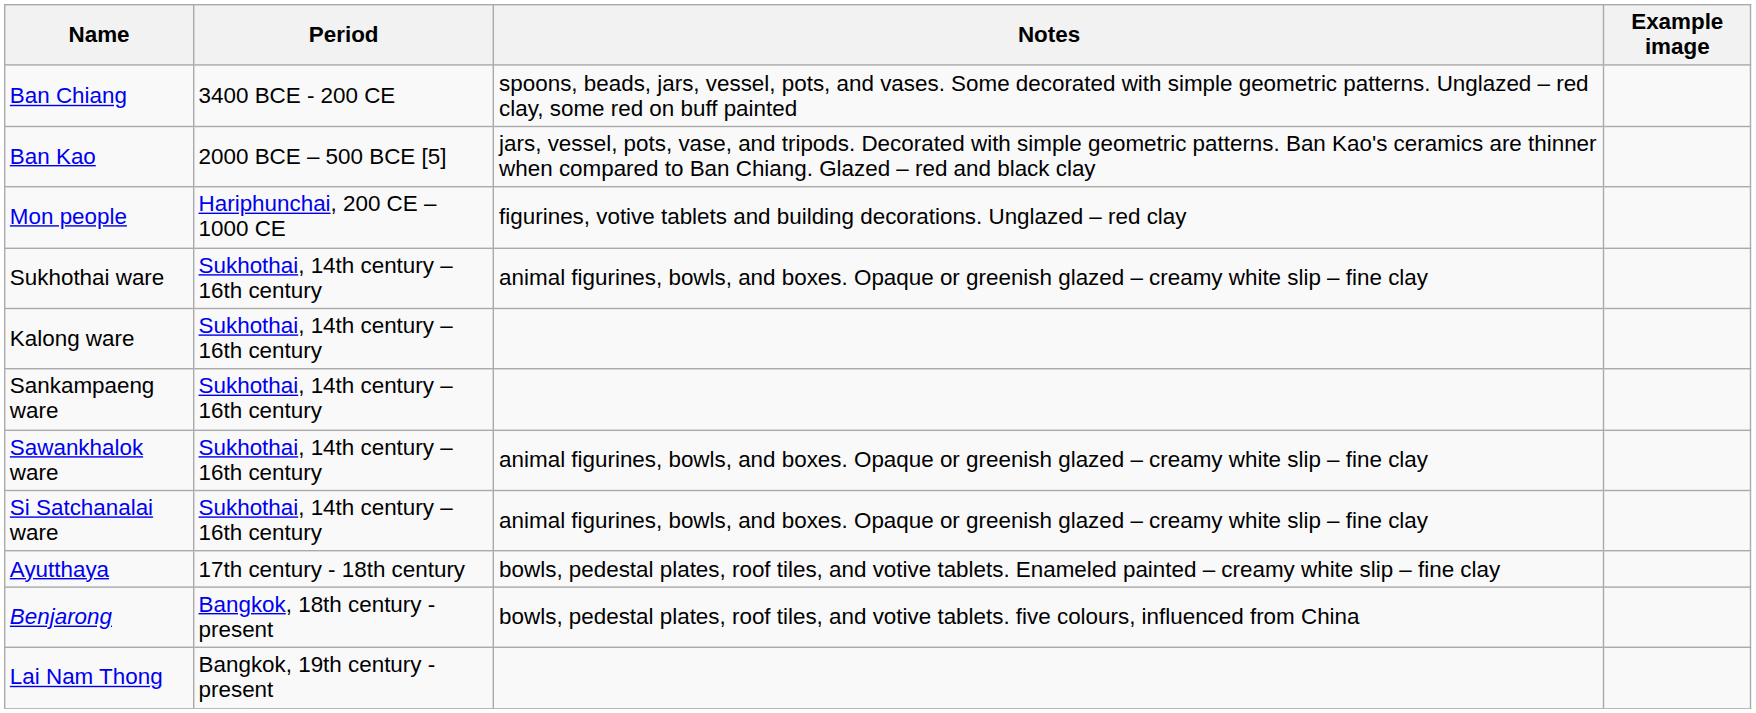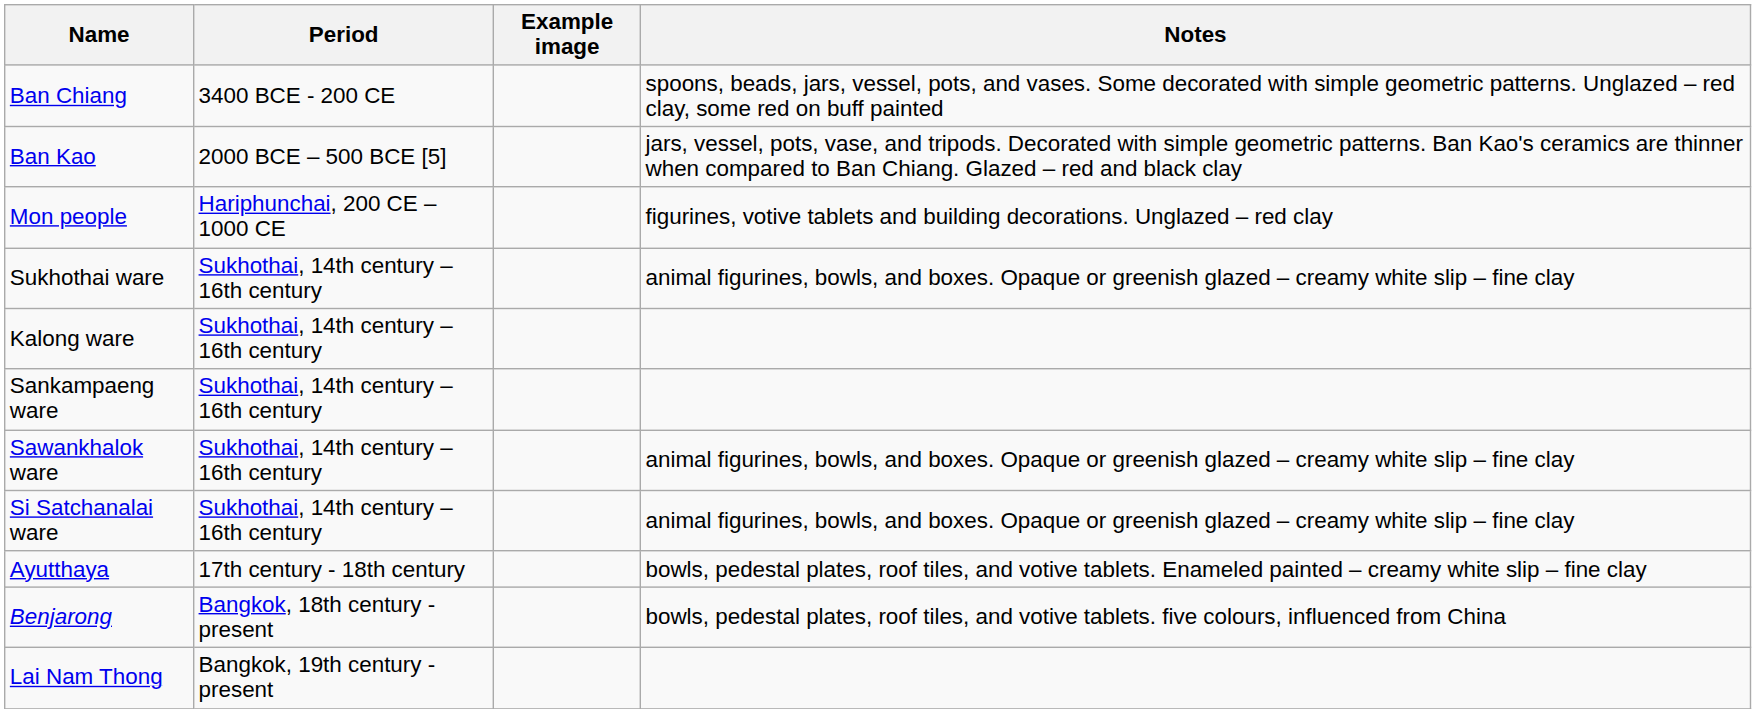columns swapped: (1049, 34) <-> (1677, 34)
